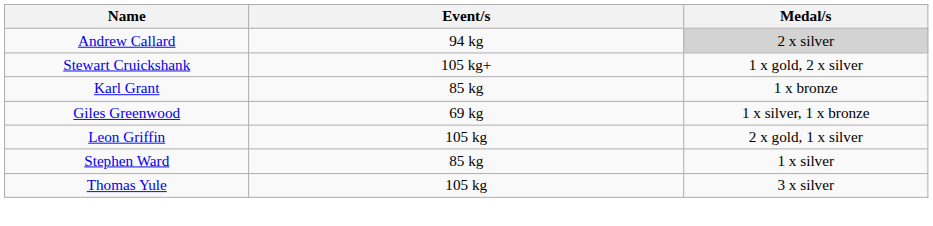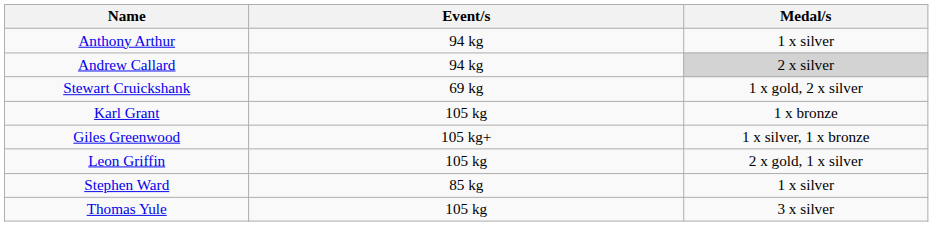+ row: (127, 40)
(466, 64) 105 kg+ -> (466, 88) 69 kg
(466, 88) 85 kg -> (466, 112) 105 kg
(466, 112) 69 kg -> (466, 137) 105 kg+
